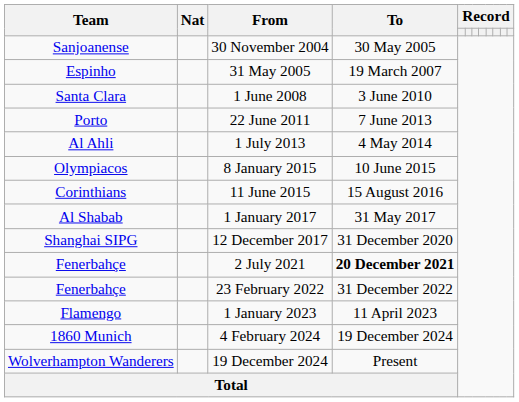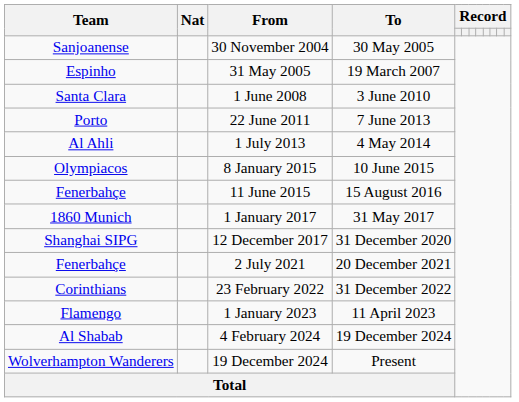(91, 192) Corinthians -> (91, 192) Fenerbahçe
(91, 216) Al Shabab -> (91, 216) 1860 Munich
(395, 264) bold -> (394, 264) normal
(91, 288) Fenerbahçe -> (91, 288) Corinthians
(91, 336) 1860 Munich -> (91, 336) Al Shabab
